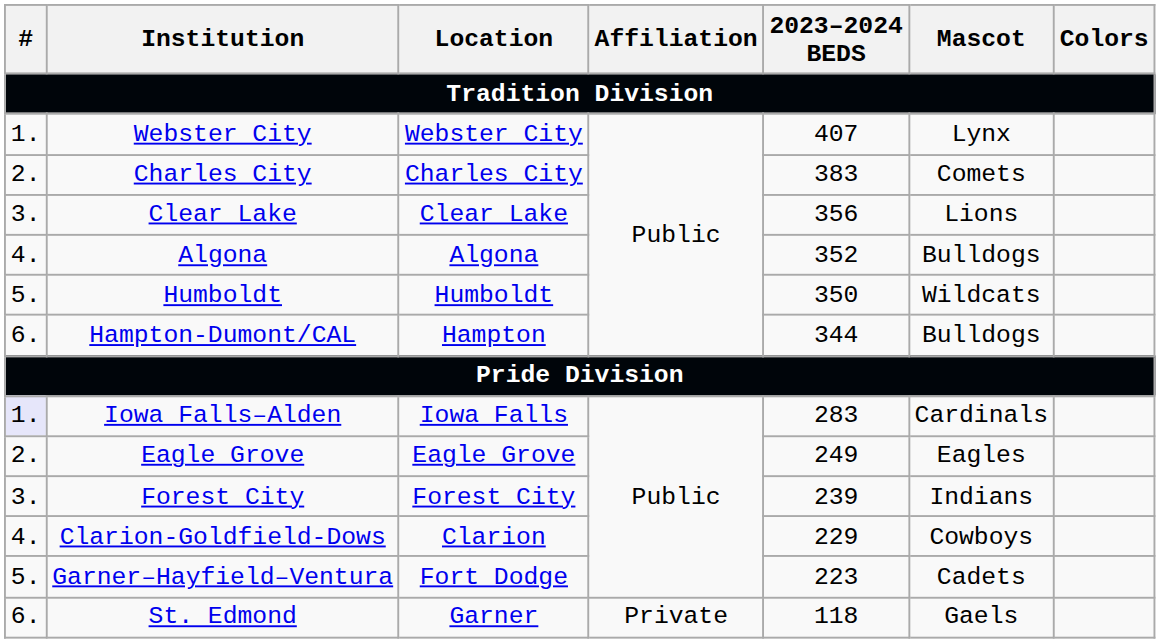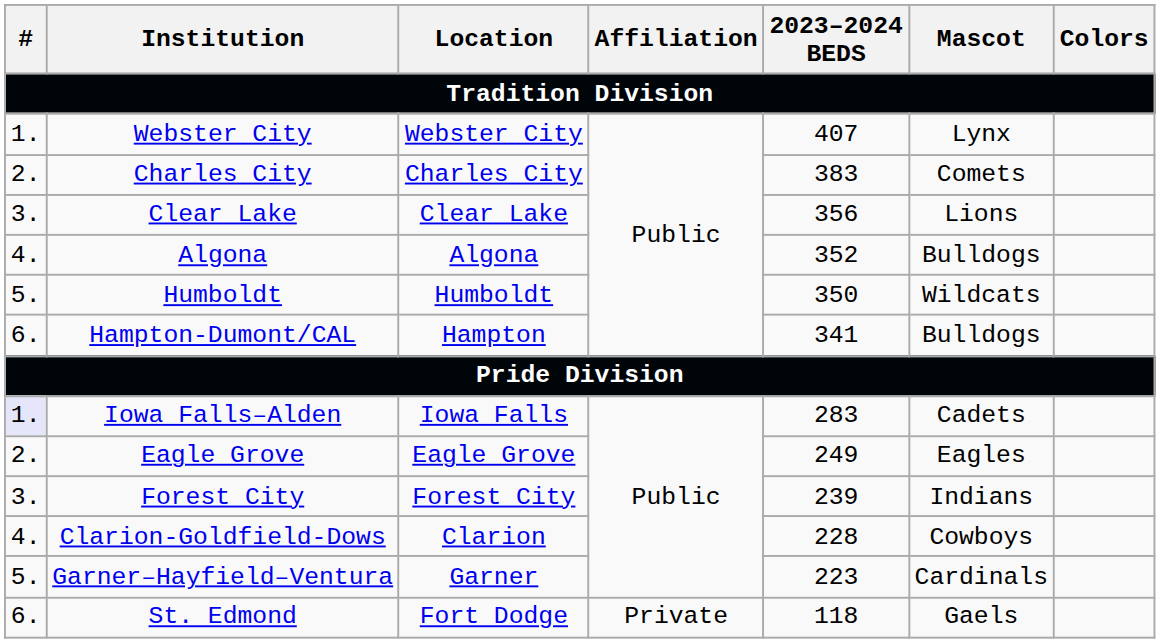(836, 335) 344 -> (836, 335) 341
(981, 416) Cardinals -> (981, 416) Cadets
(836, 537) 229 -> (836, 537) 228
(494, 577) Fort Dodge -> (494, 577) Garner
(981, 577) Cadets -> (981, 577) Cardinals
(494, 617) Garner -> (494, 617) Fort Dodge
